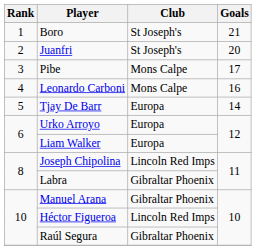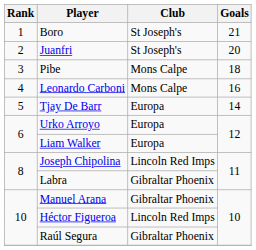(234, 69) 17 -> (234, 69) 18
